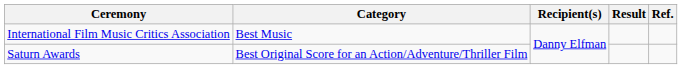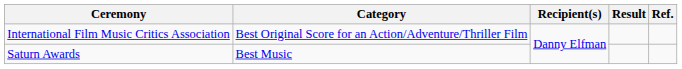(264, 34) Best Music -> (381, 34) Best Original Score for an Action/Adventure/Thriller Film
(381, 53) Best Original Score for an Action/Adventure/Thriller Film -> (264, 53) Best Music
